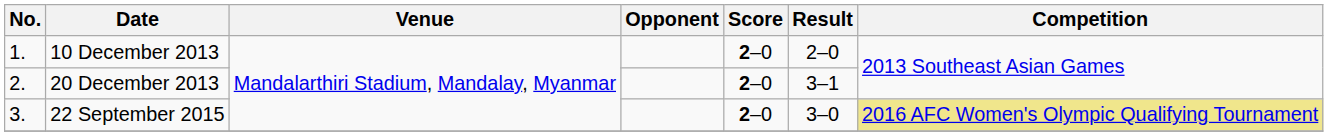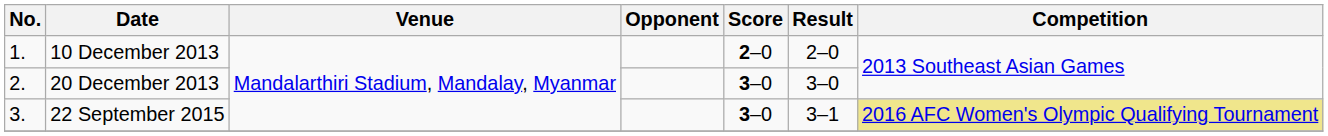(756, 83) 2–0 -> (756, 83) 3–0
(823, 83) 3–1 -> (823, 83) 3–0
(756, 114) 2–0 -> (756, 114) 3–0
(823, 114) 3–0 -> (823, 114) 3–1
